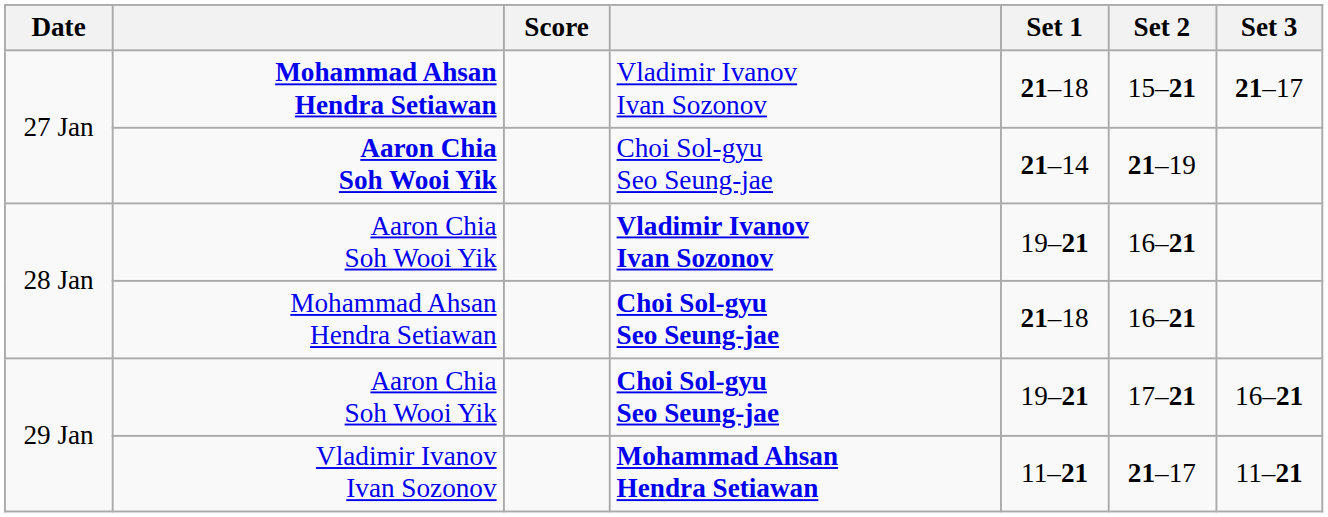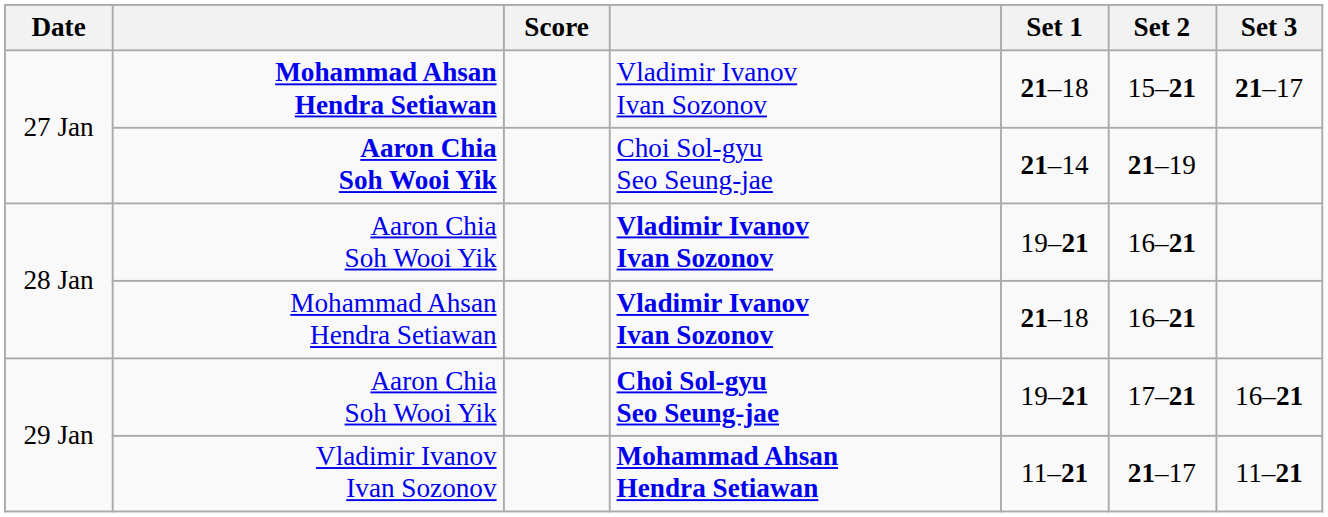(698, 319) Choi Sol-gyu Seo Seung-jae -> (713, 319) Vladimir Ivanov Ivan Sozonov
